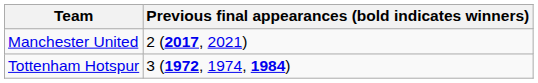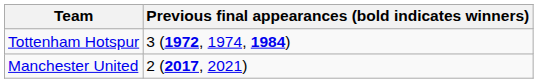rows swapped: (74, 66) <-> (73, 41)
